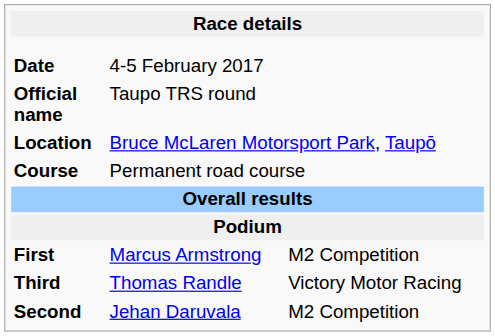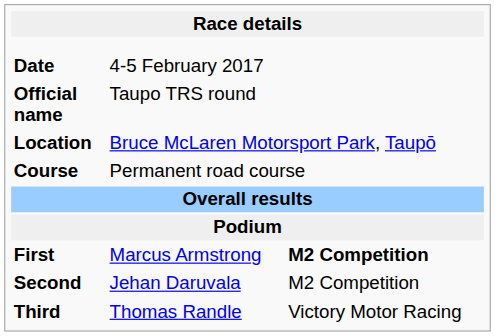(354, 255) normal -> (358, 255) bold
rows swapped: (48, 311) <-> (37, 283)
